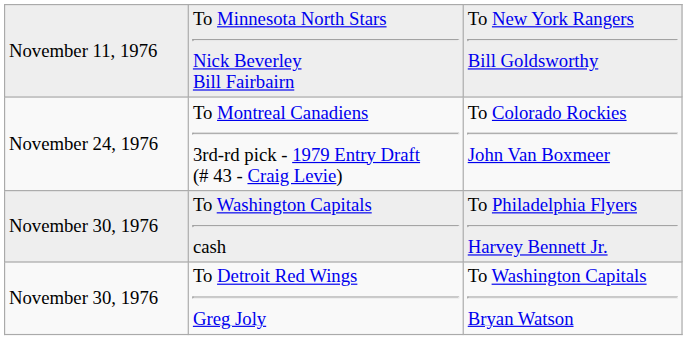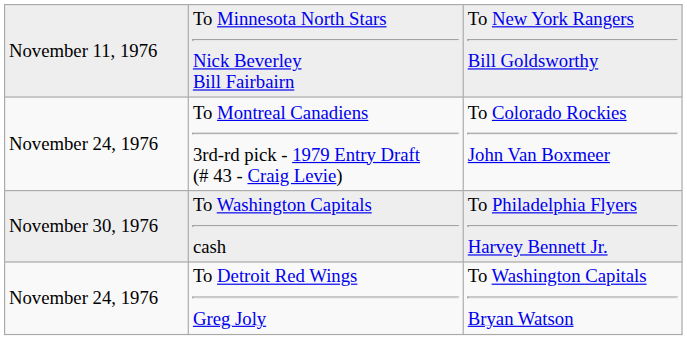(84, 297) November 30, 1976 -> (84, 297) November 24, 1976
